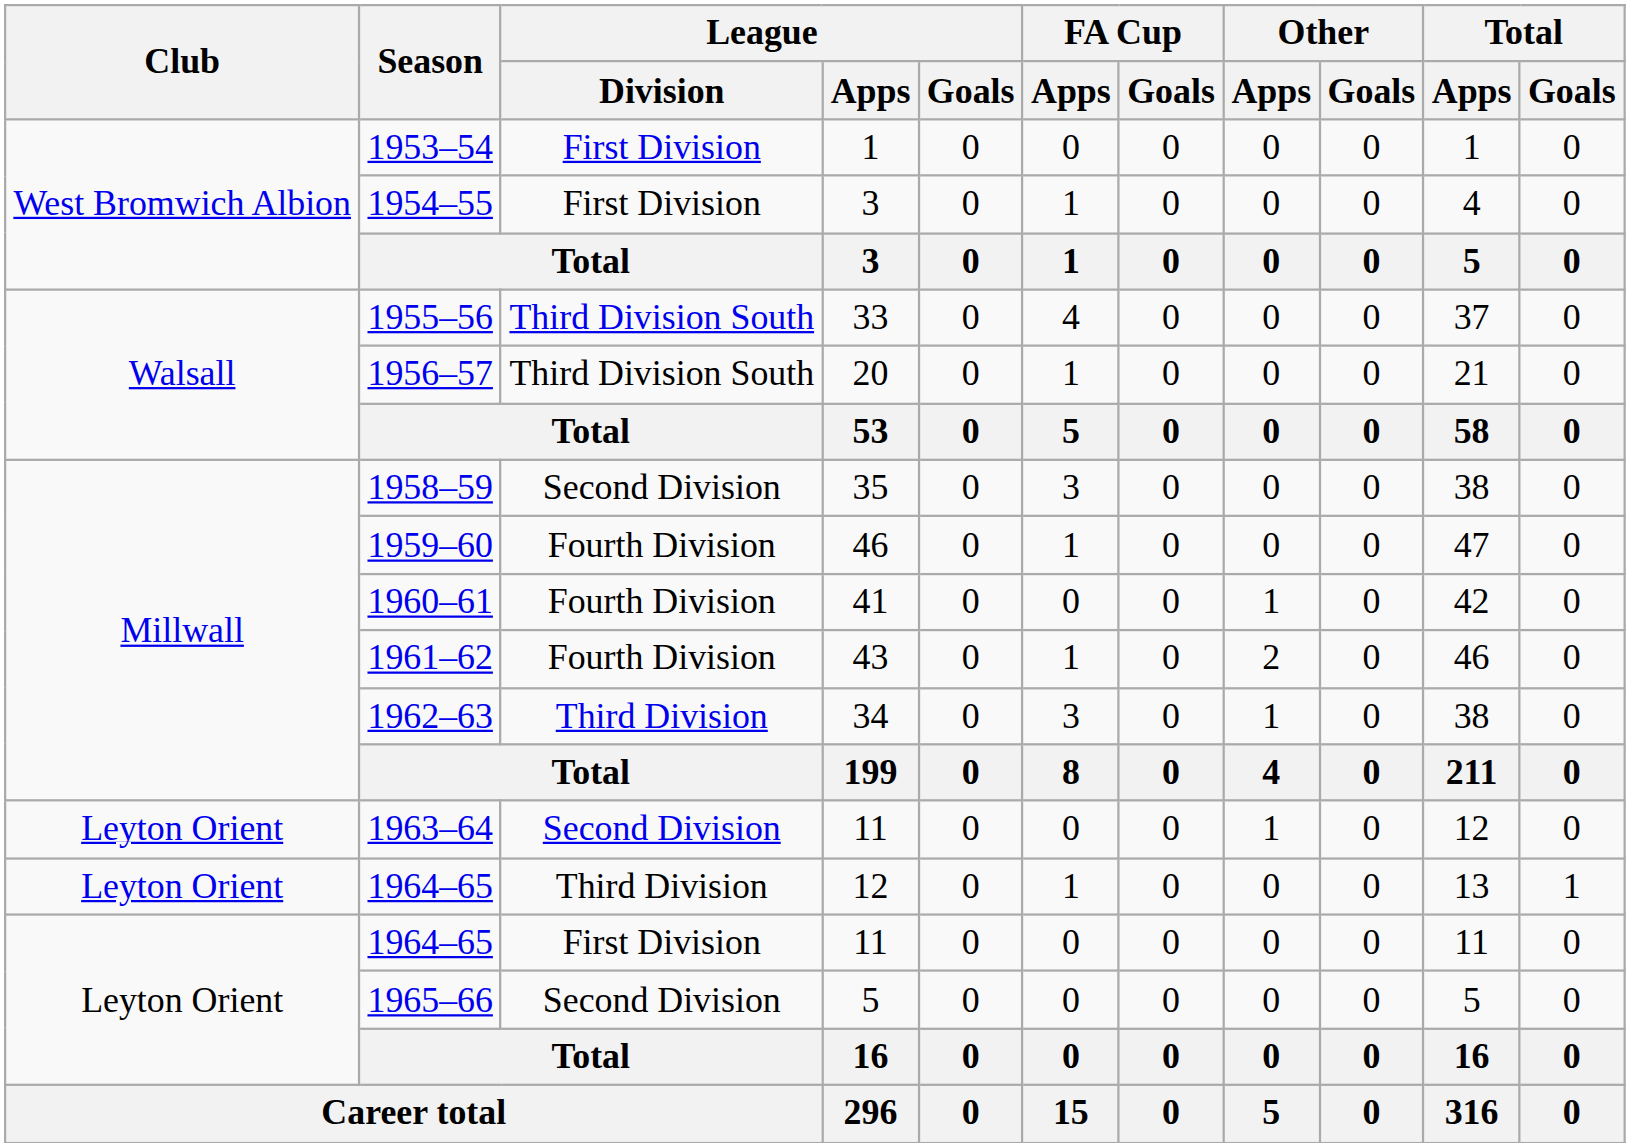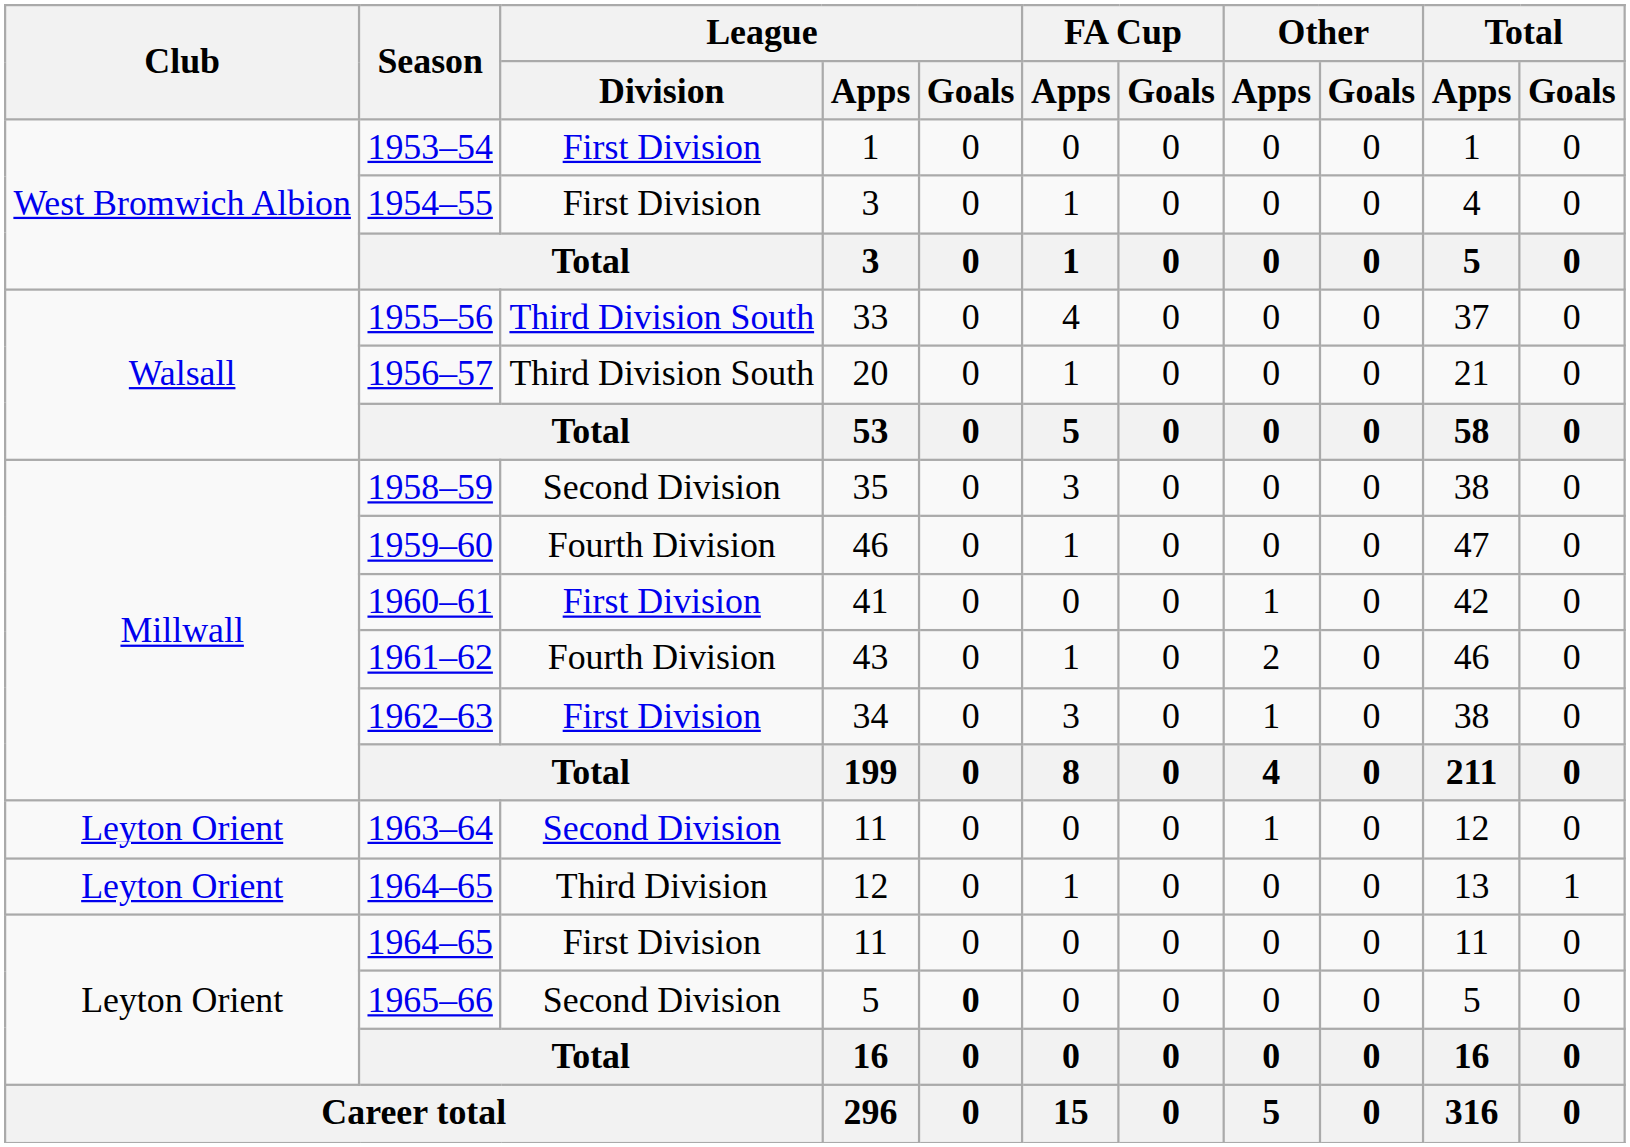(662, 601) Fourth Division -> (662, 601) First Division
(662, 715) Third Division -> (662, 715) First Division
(971, 999) normal -> (971, 999) bold
